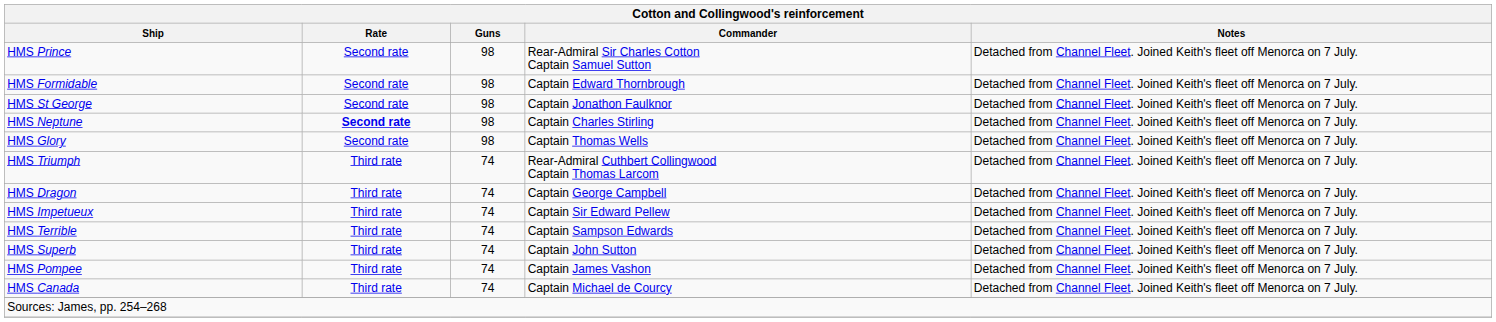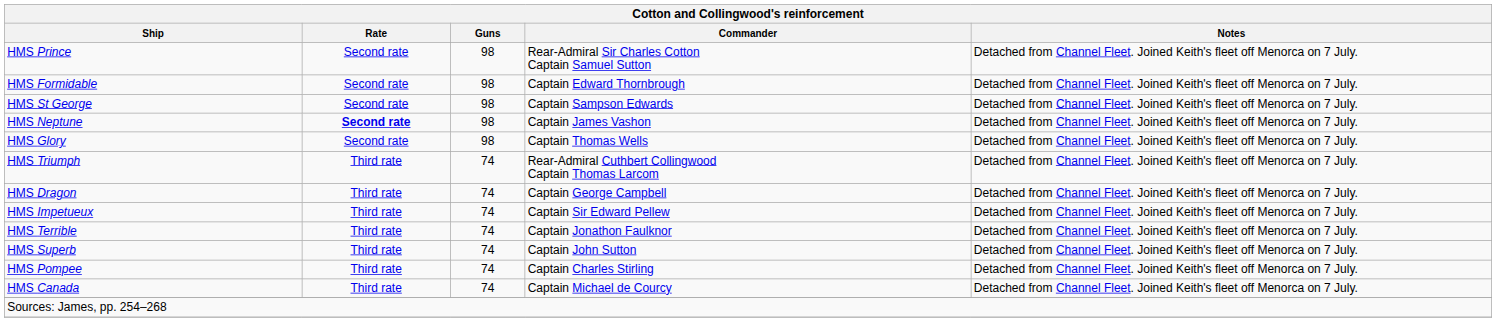(600, 103) Captain Jonathon Faulknor -> (600, 103) Captain Sampson Edwards
(591, 122) Captain Charles Stirling -> (589, 122) Captain James Vashon
(600, 231) Captain Sampson Edwards -> (600, 231) Captain Jonathon Faulknor
(589, 269) Captain James Vashon -> (591, 269) Captain Charles Stirling
